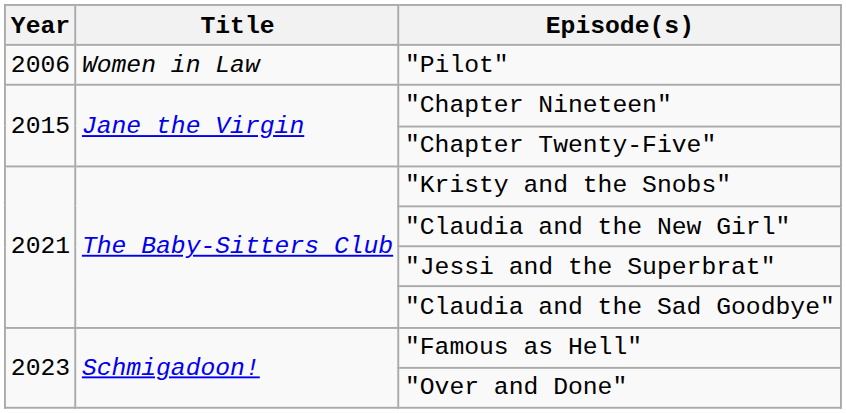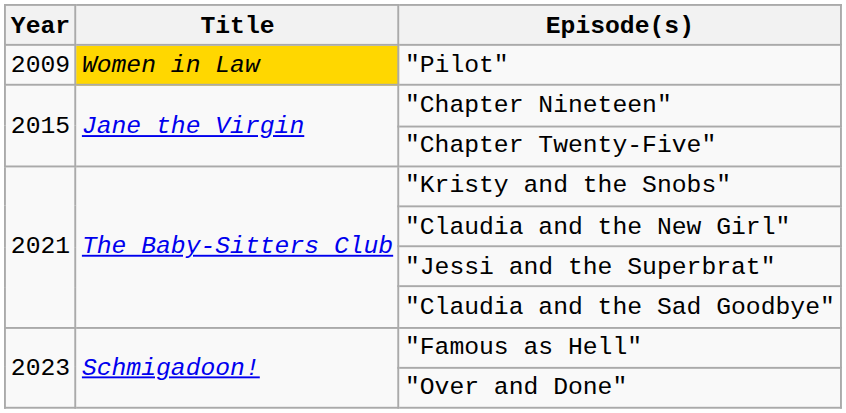(40, 65) 2006 -> (40, 65) 2009
(171, 65) no background -> (171, 65) gold background
